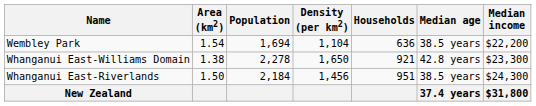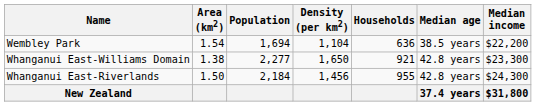(275, 60) 2,278 -> (275, 60) 2,277
(406, 77) 951 -> (406, 77) 955
(450, 77) 38.5 years -> (450, 77) 42.8 years
